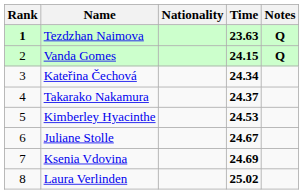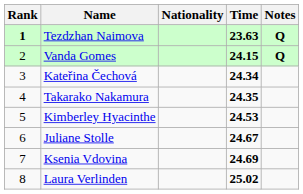(244, 96) 24.37 -> (244, 96) 24.35
